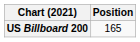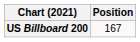(113, 28) 165 -> (113, 28) 167
